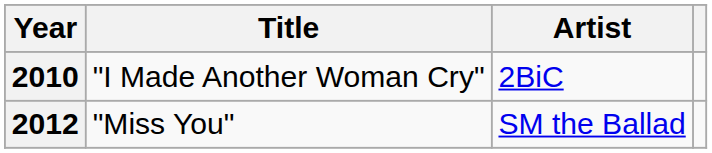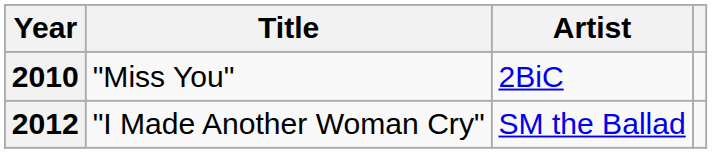(289, 76) "I Made Another Woman Cry" -> (164, 76) "Miss You"
(164, 123) "Miss You" -> (289, 123) "I Made Another Woman Cry"
